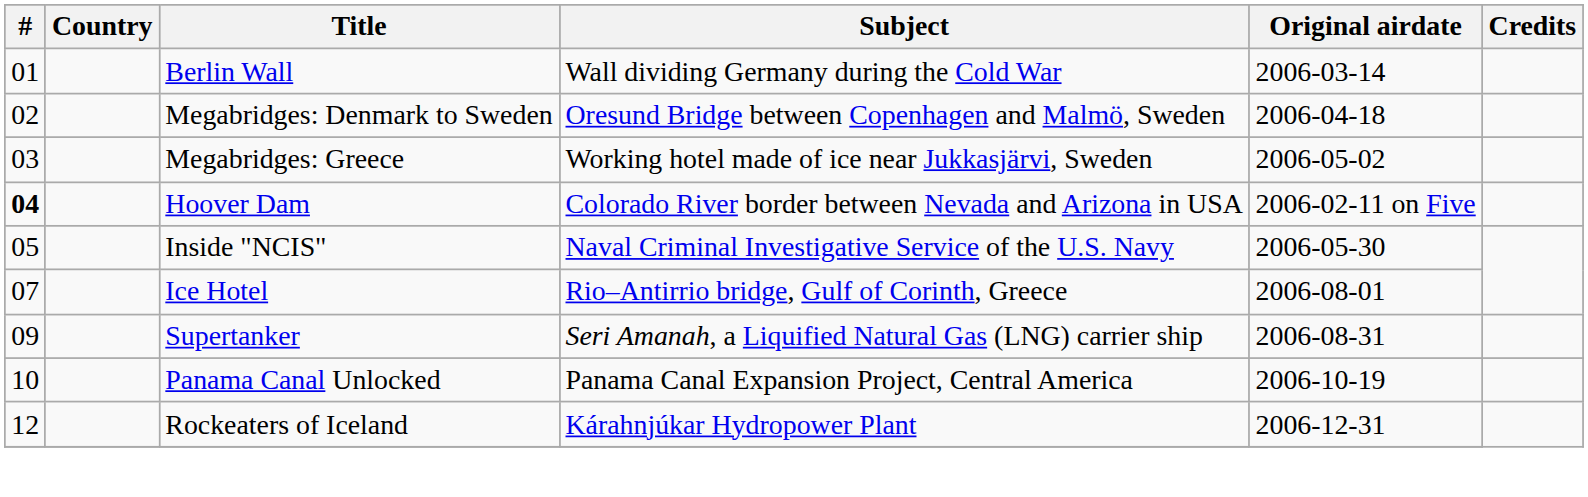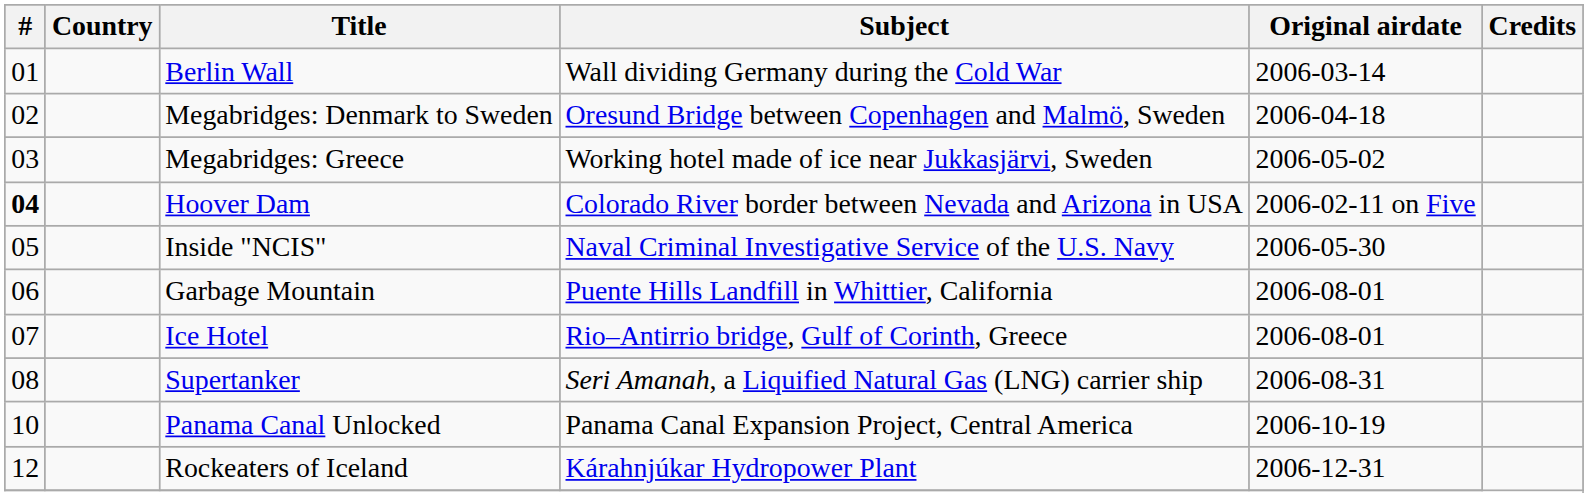+ row: (270, 291)
(25, 335) 09 -> (25, 379) 08
